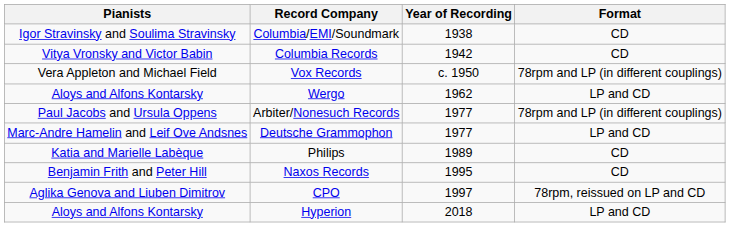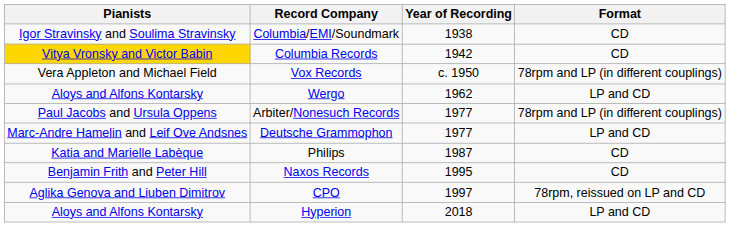(127, 53) no background -> (127, 53) gold background
(459, 152) 1989 -> (459, 152) 1987
